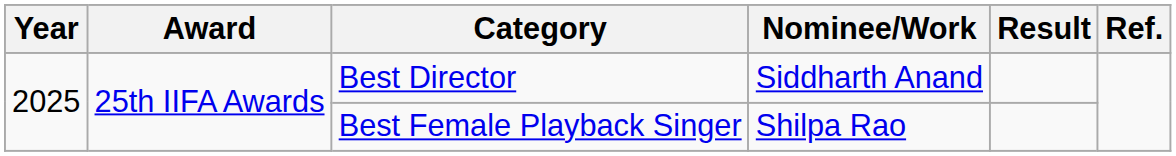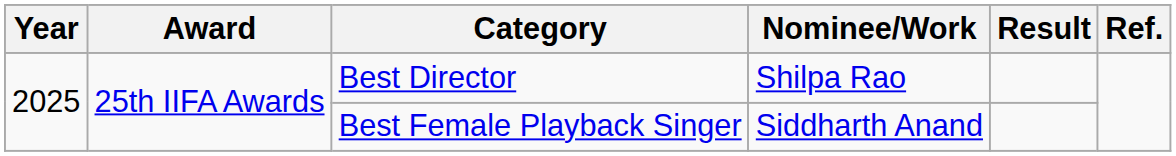(869, 77) Siddharth Anand -> (831, 77) Shilpa Rao
(831, 126) Shilpa Rao -> (869, 126) Siddharth Anand
